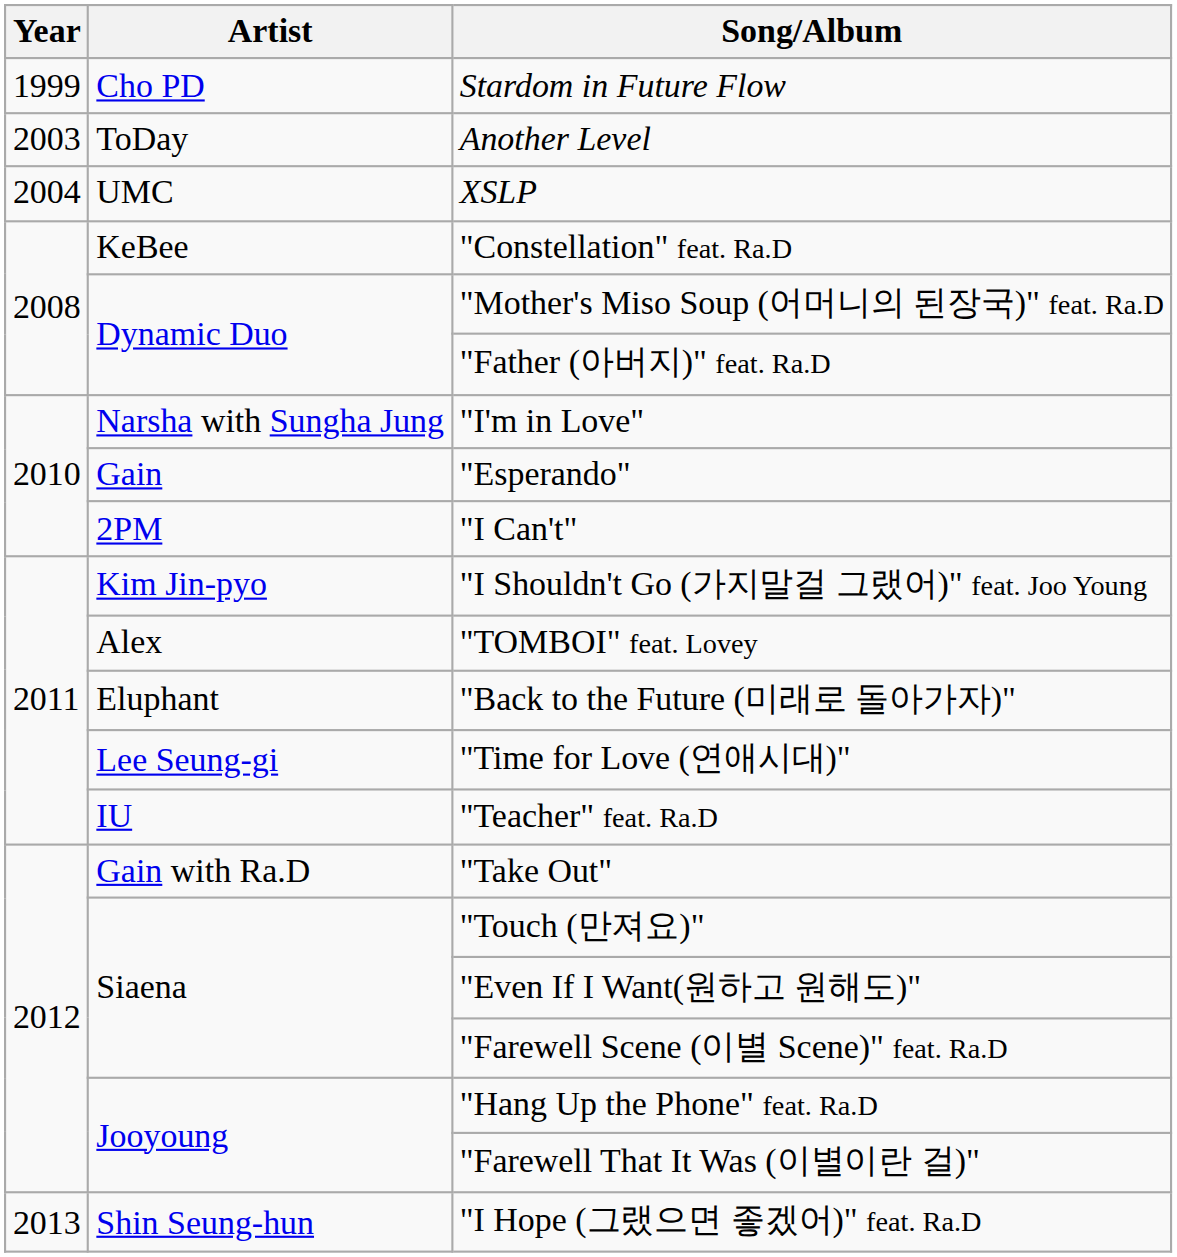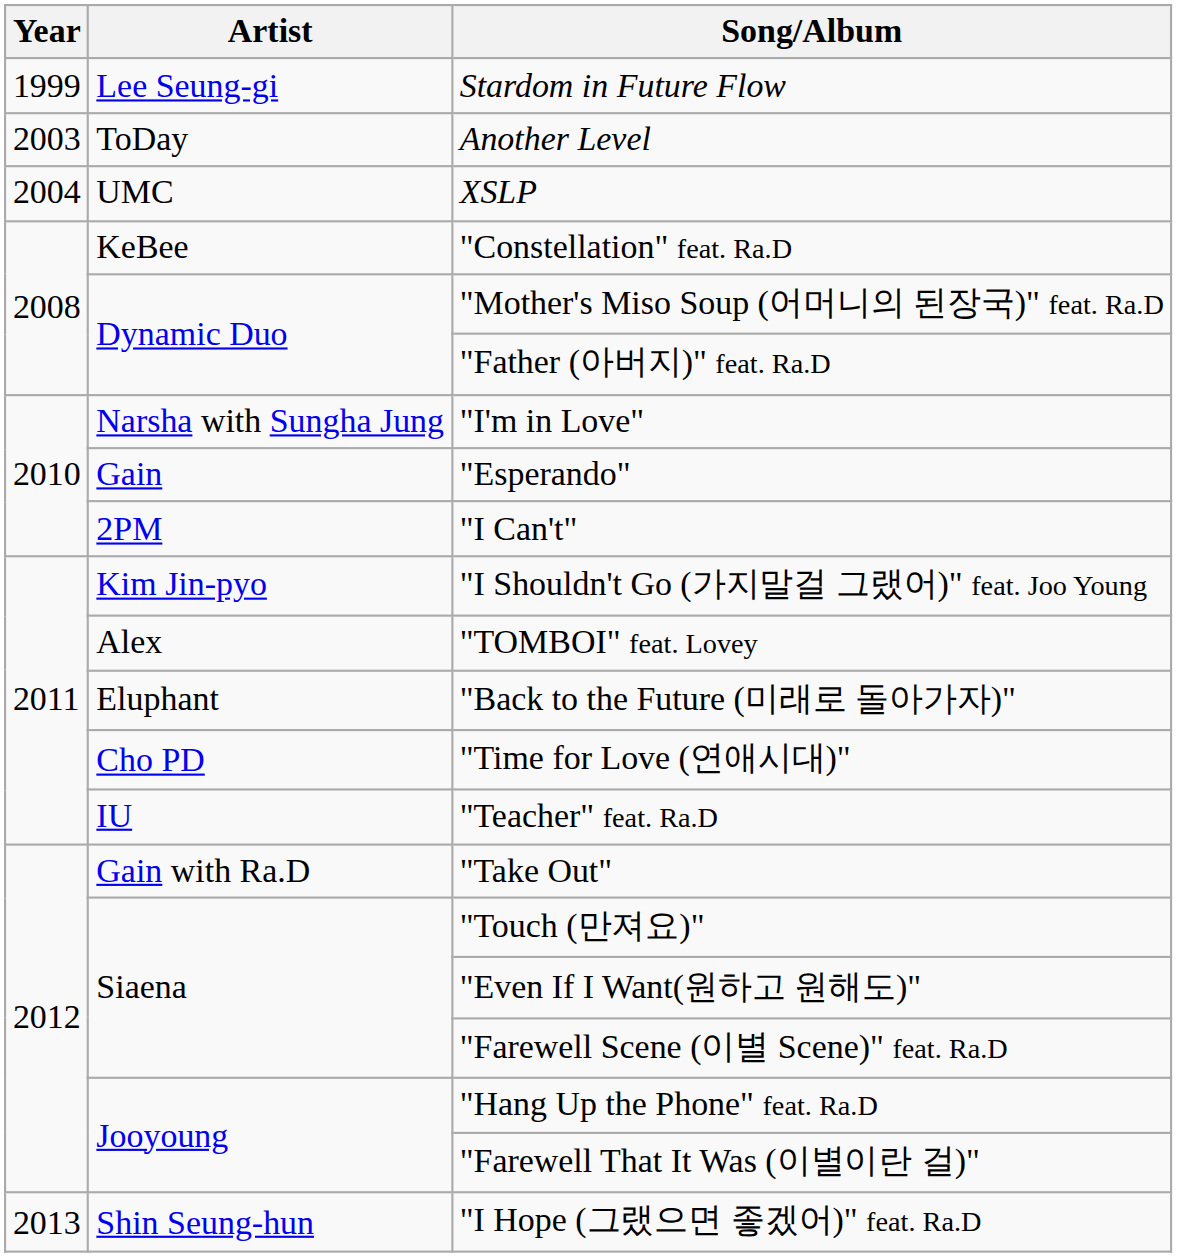(151, 85) Cho PD -> (187, 85) Lee Seung-gi
(187, 759) Lee Seung-gi -> (151, 759) Cho PD
